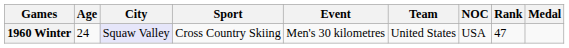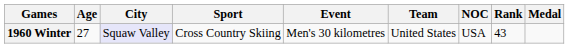(83, 33) 24 -> (83, 33) 27
(500, 33) 47 -> (500, 33) 43
